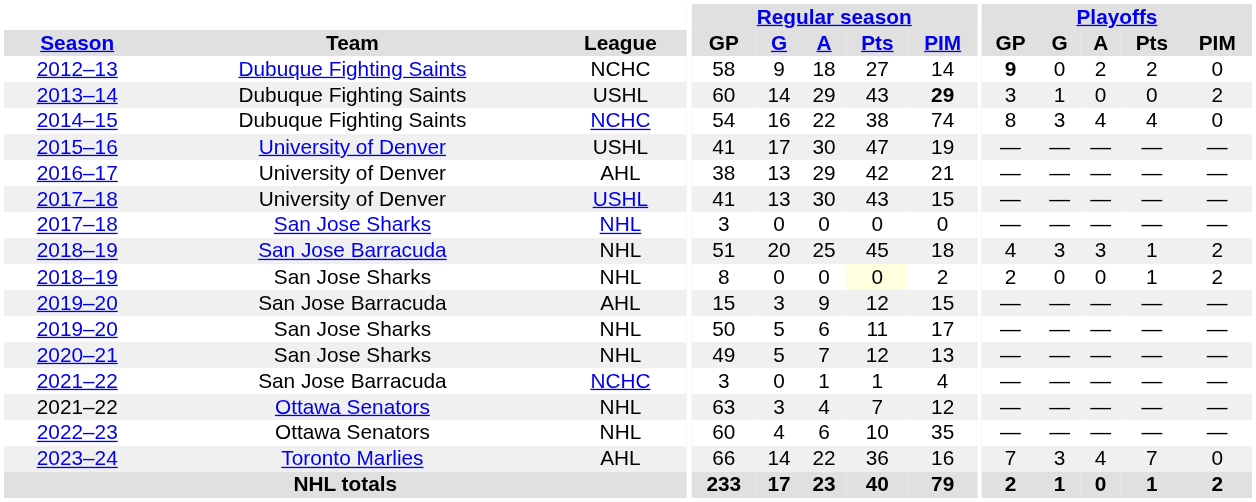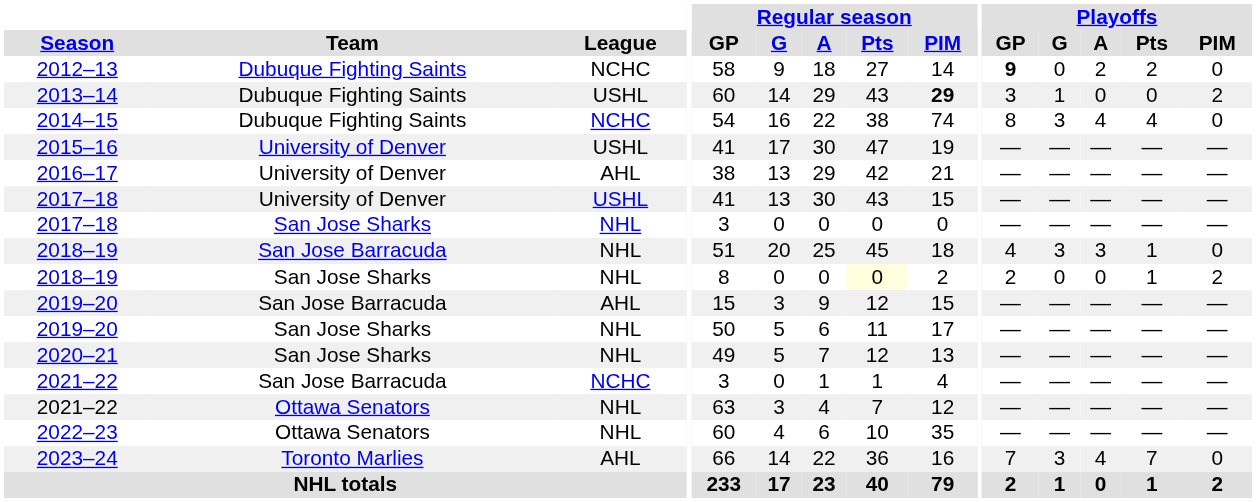(1217, 250) 2 -> (1217, 250) 0
